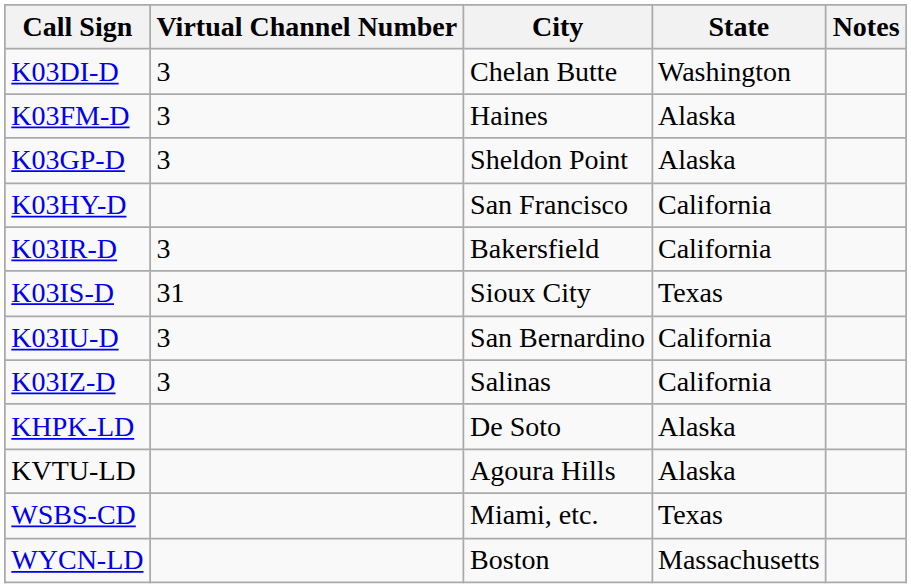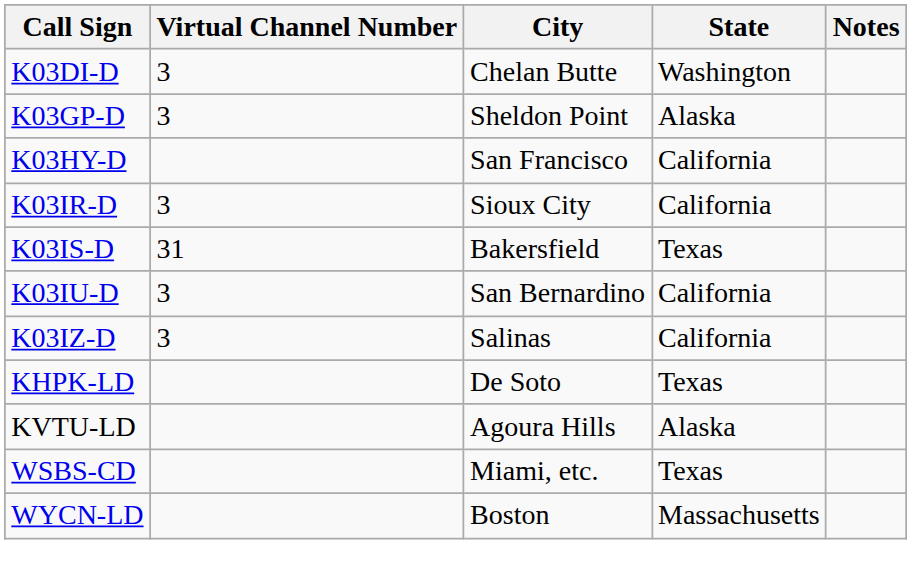- row: (70, 115)
(535, 248) Bakersfield -> (530, 204) Sioux City
(530, 293) Sioux City -> (535, 248) Bakersfield
(697, 426) Alaska -> (690, 381) Texas
